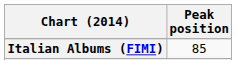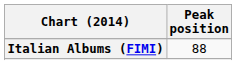(199, 49) 85 -> (199, 49) 88
